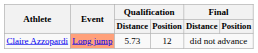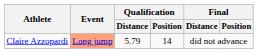(132, 41) 5.73 -> (132, 41) 5.79
(167, 41) 12 -> (167, 41) 14
